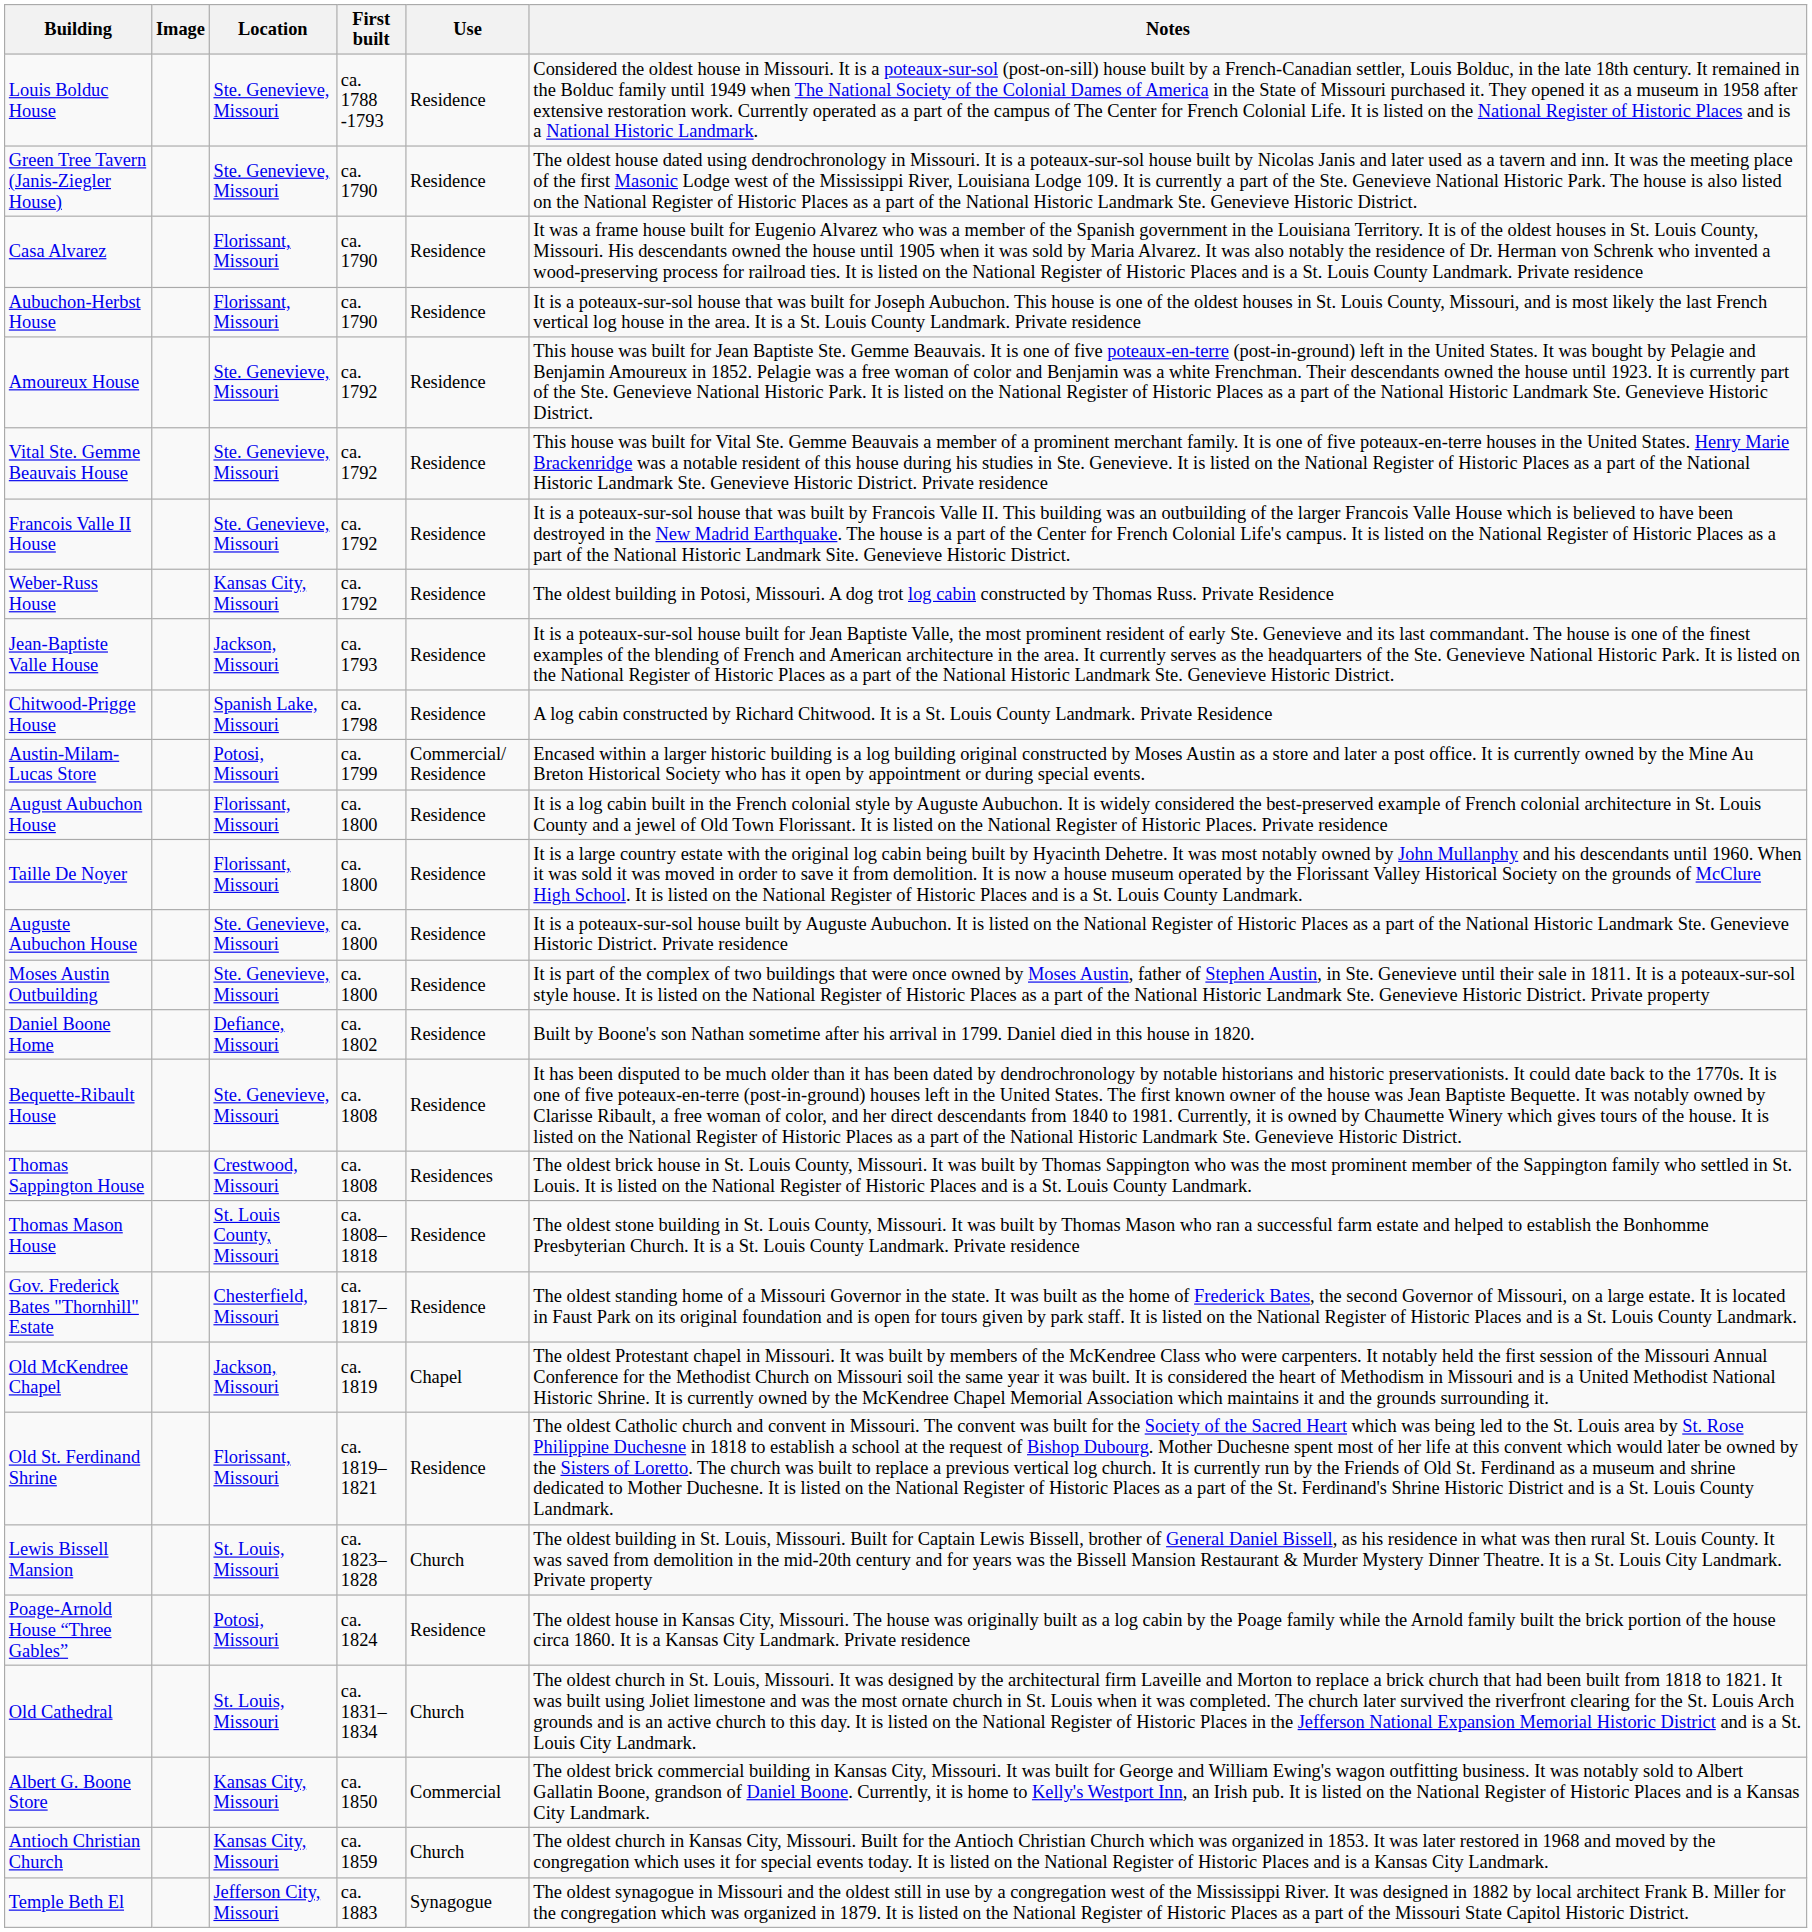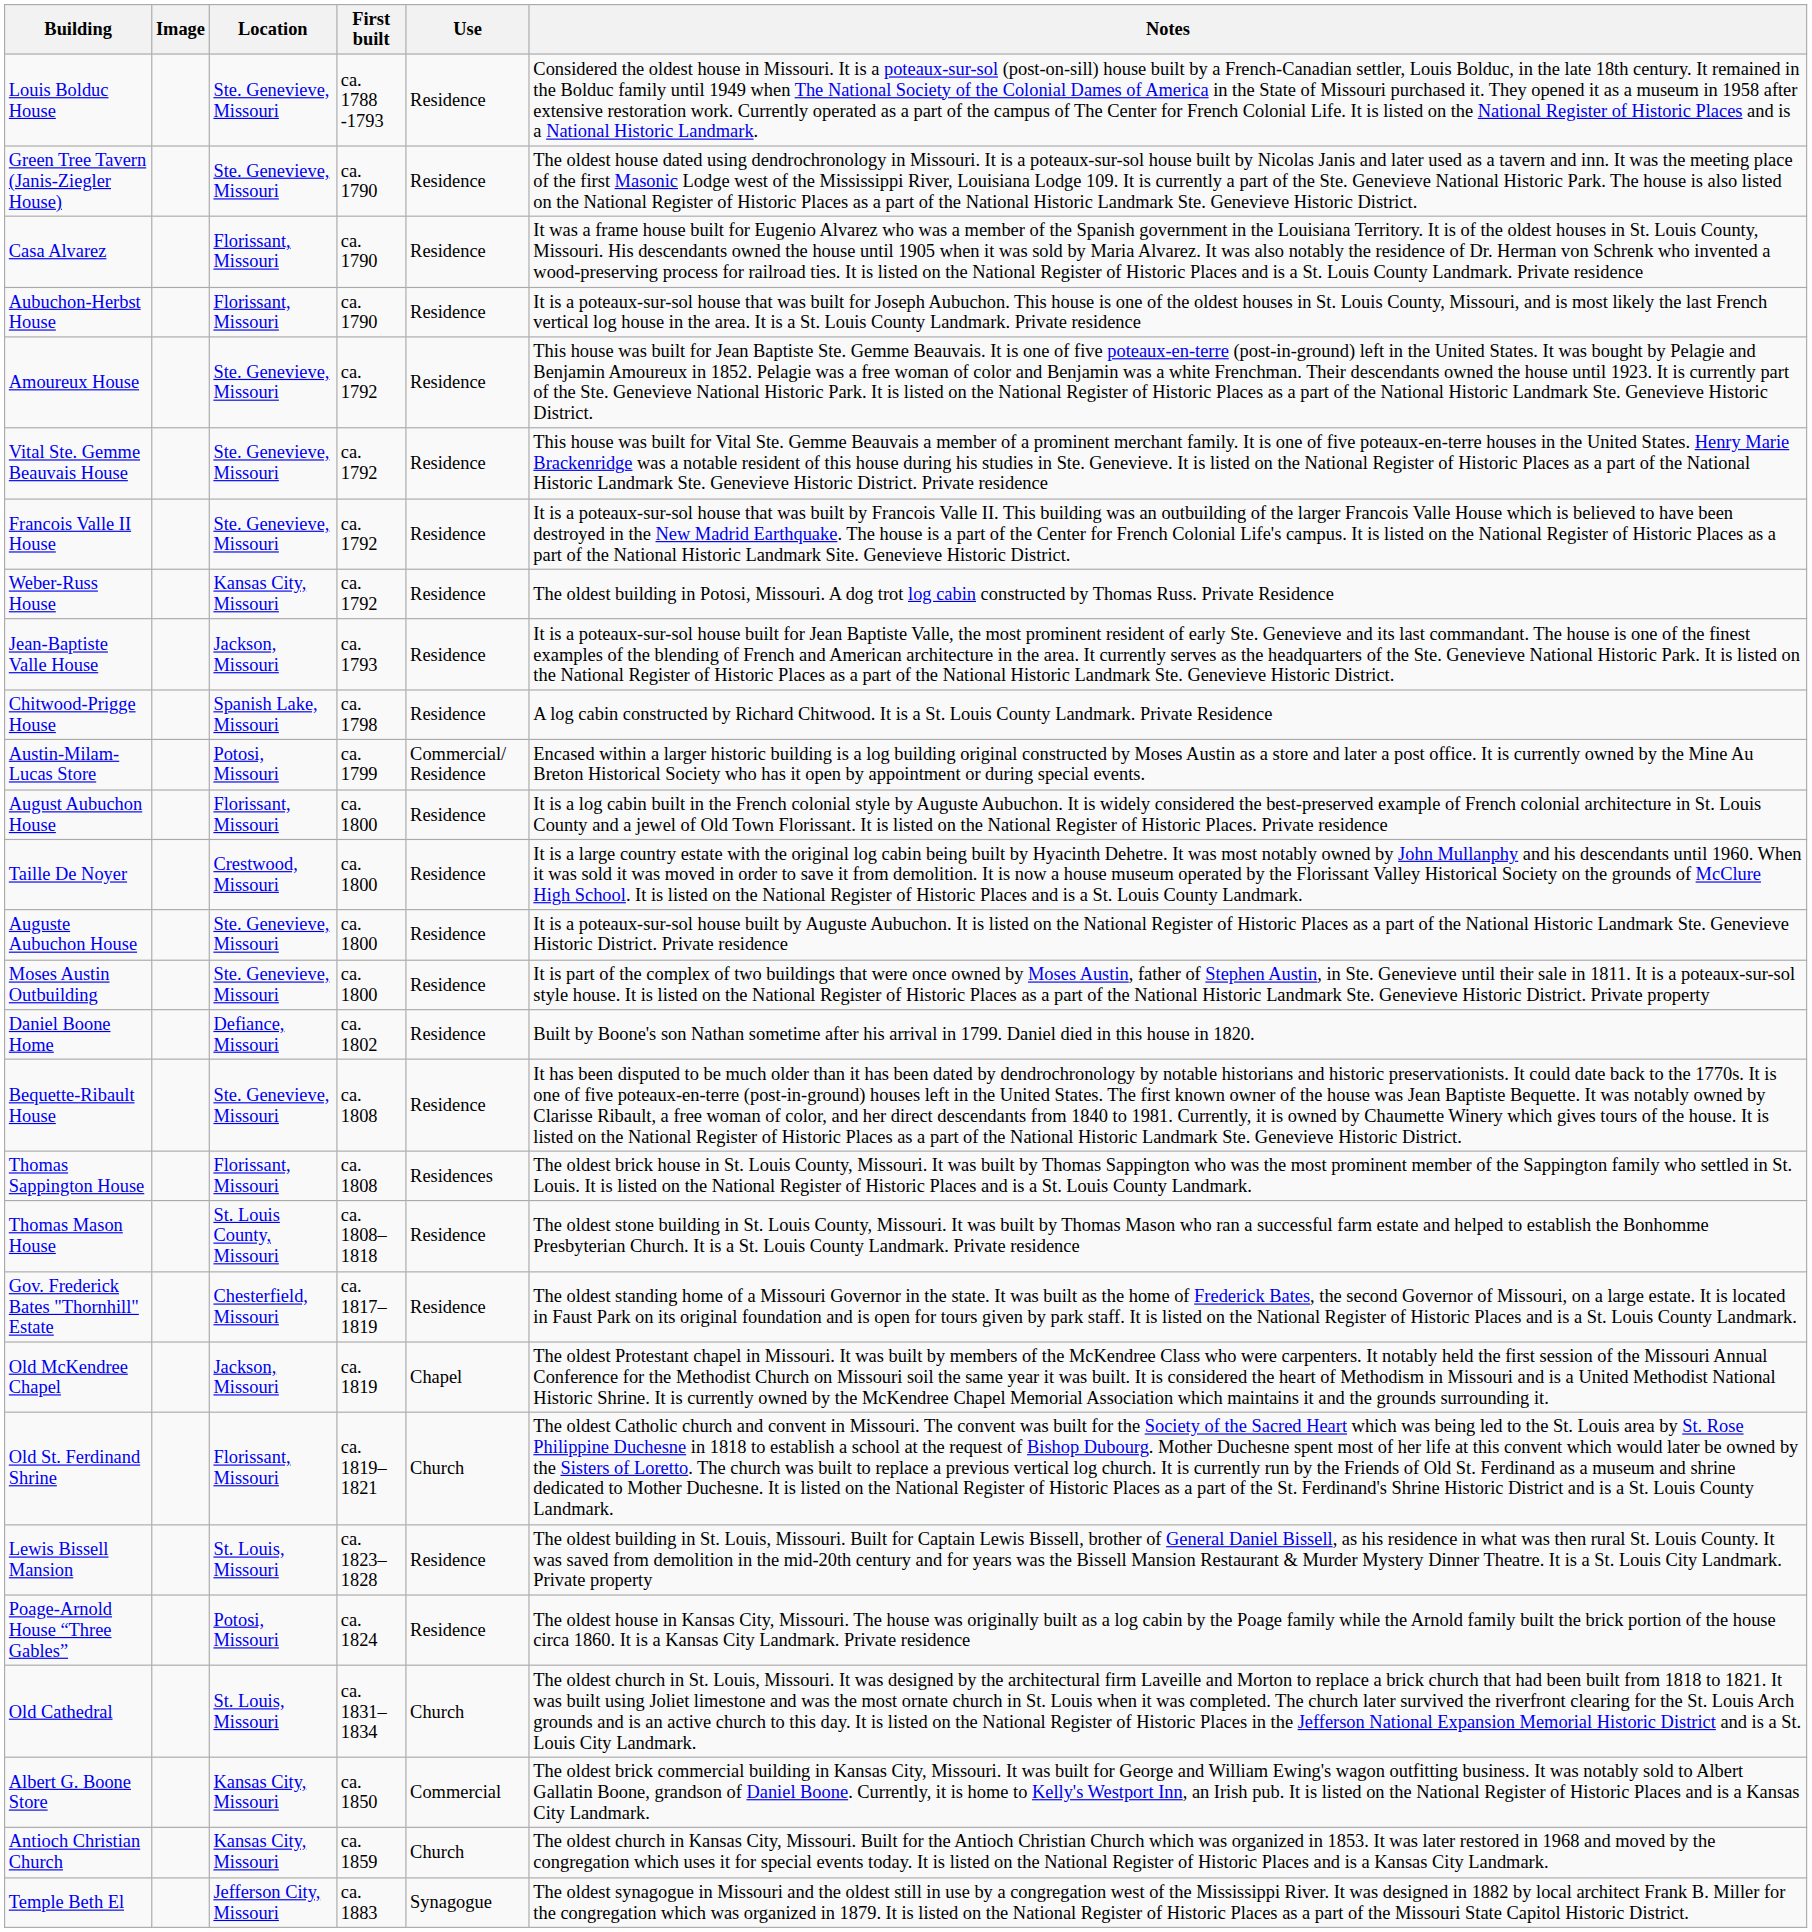(252, 874) Florissant, Missouri -> (256, 874) Crestwood, Missouri
(256, 1175) Crestwood, Missouri -> (252, 1175) Florissant, Missouri
(448, 1468) Residence -> (437, 1468) Church
(437, 1559) Church -> (448, 1559) Residence
